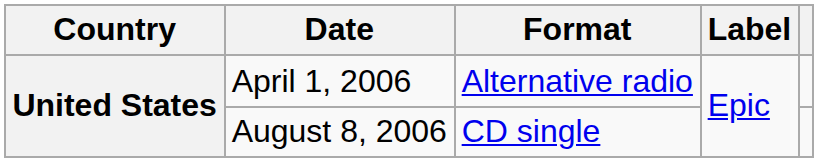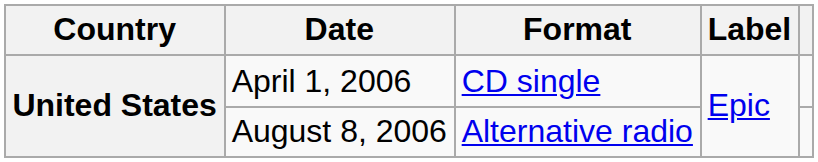(577, 80) Alternative radio -> (531, 80) CD single
(531, 131) CD single -> (577, 131) Alternative radio
